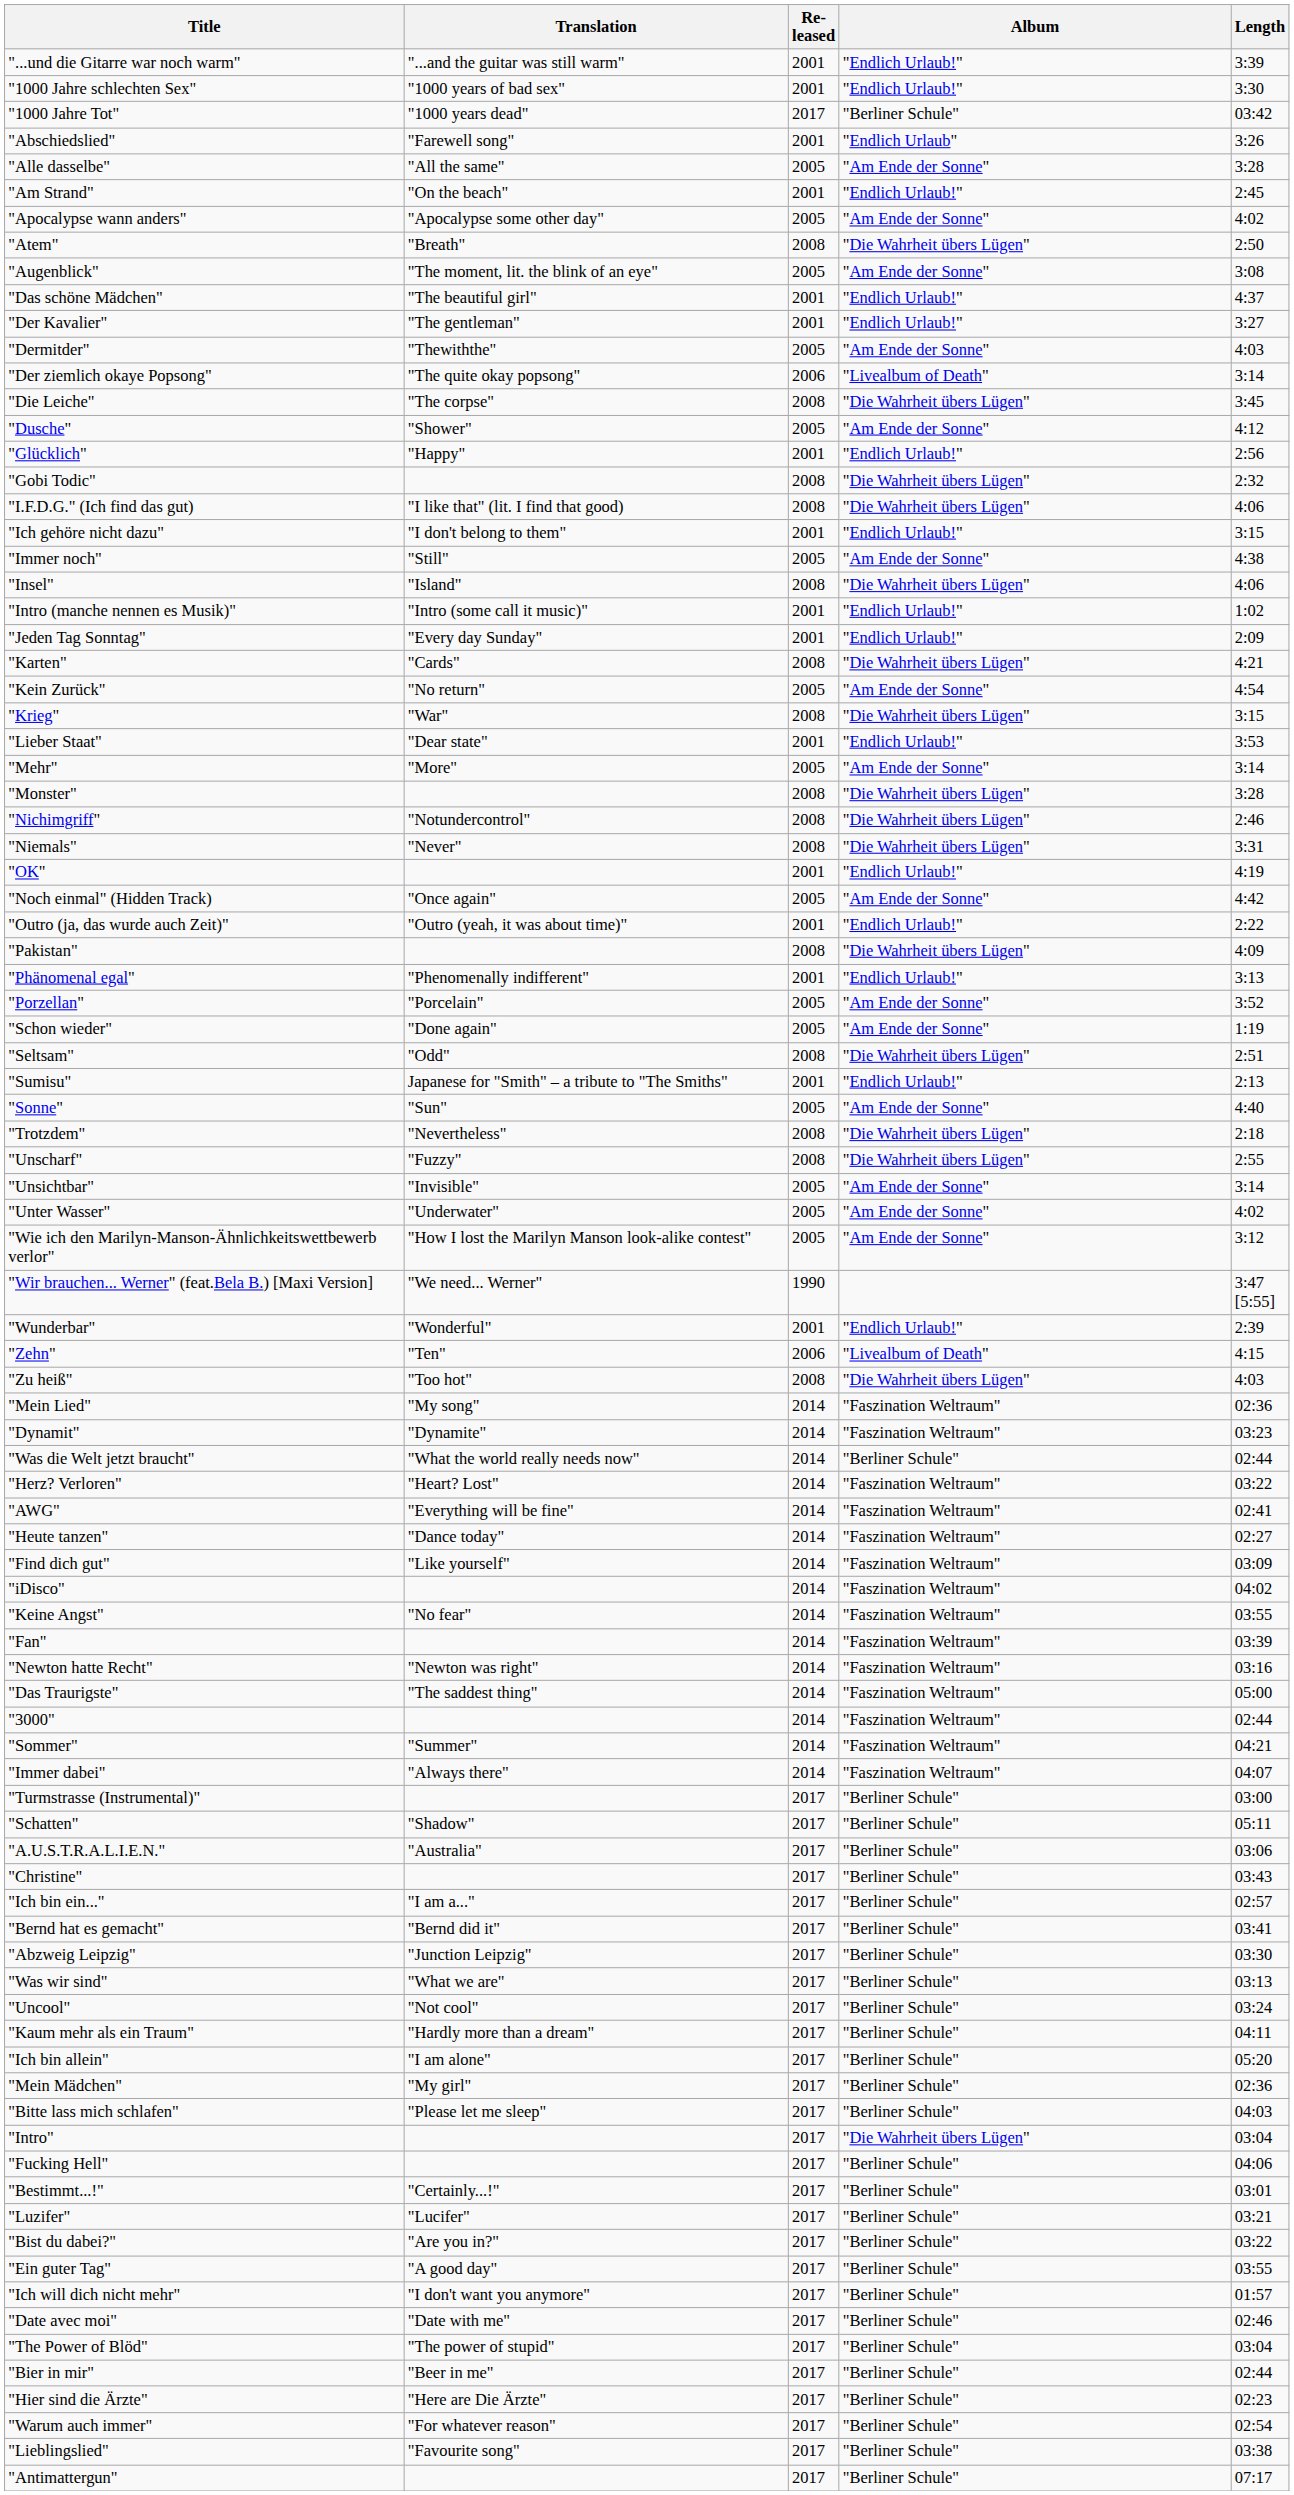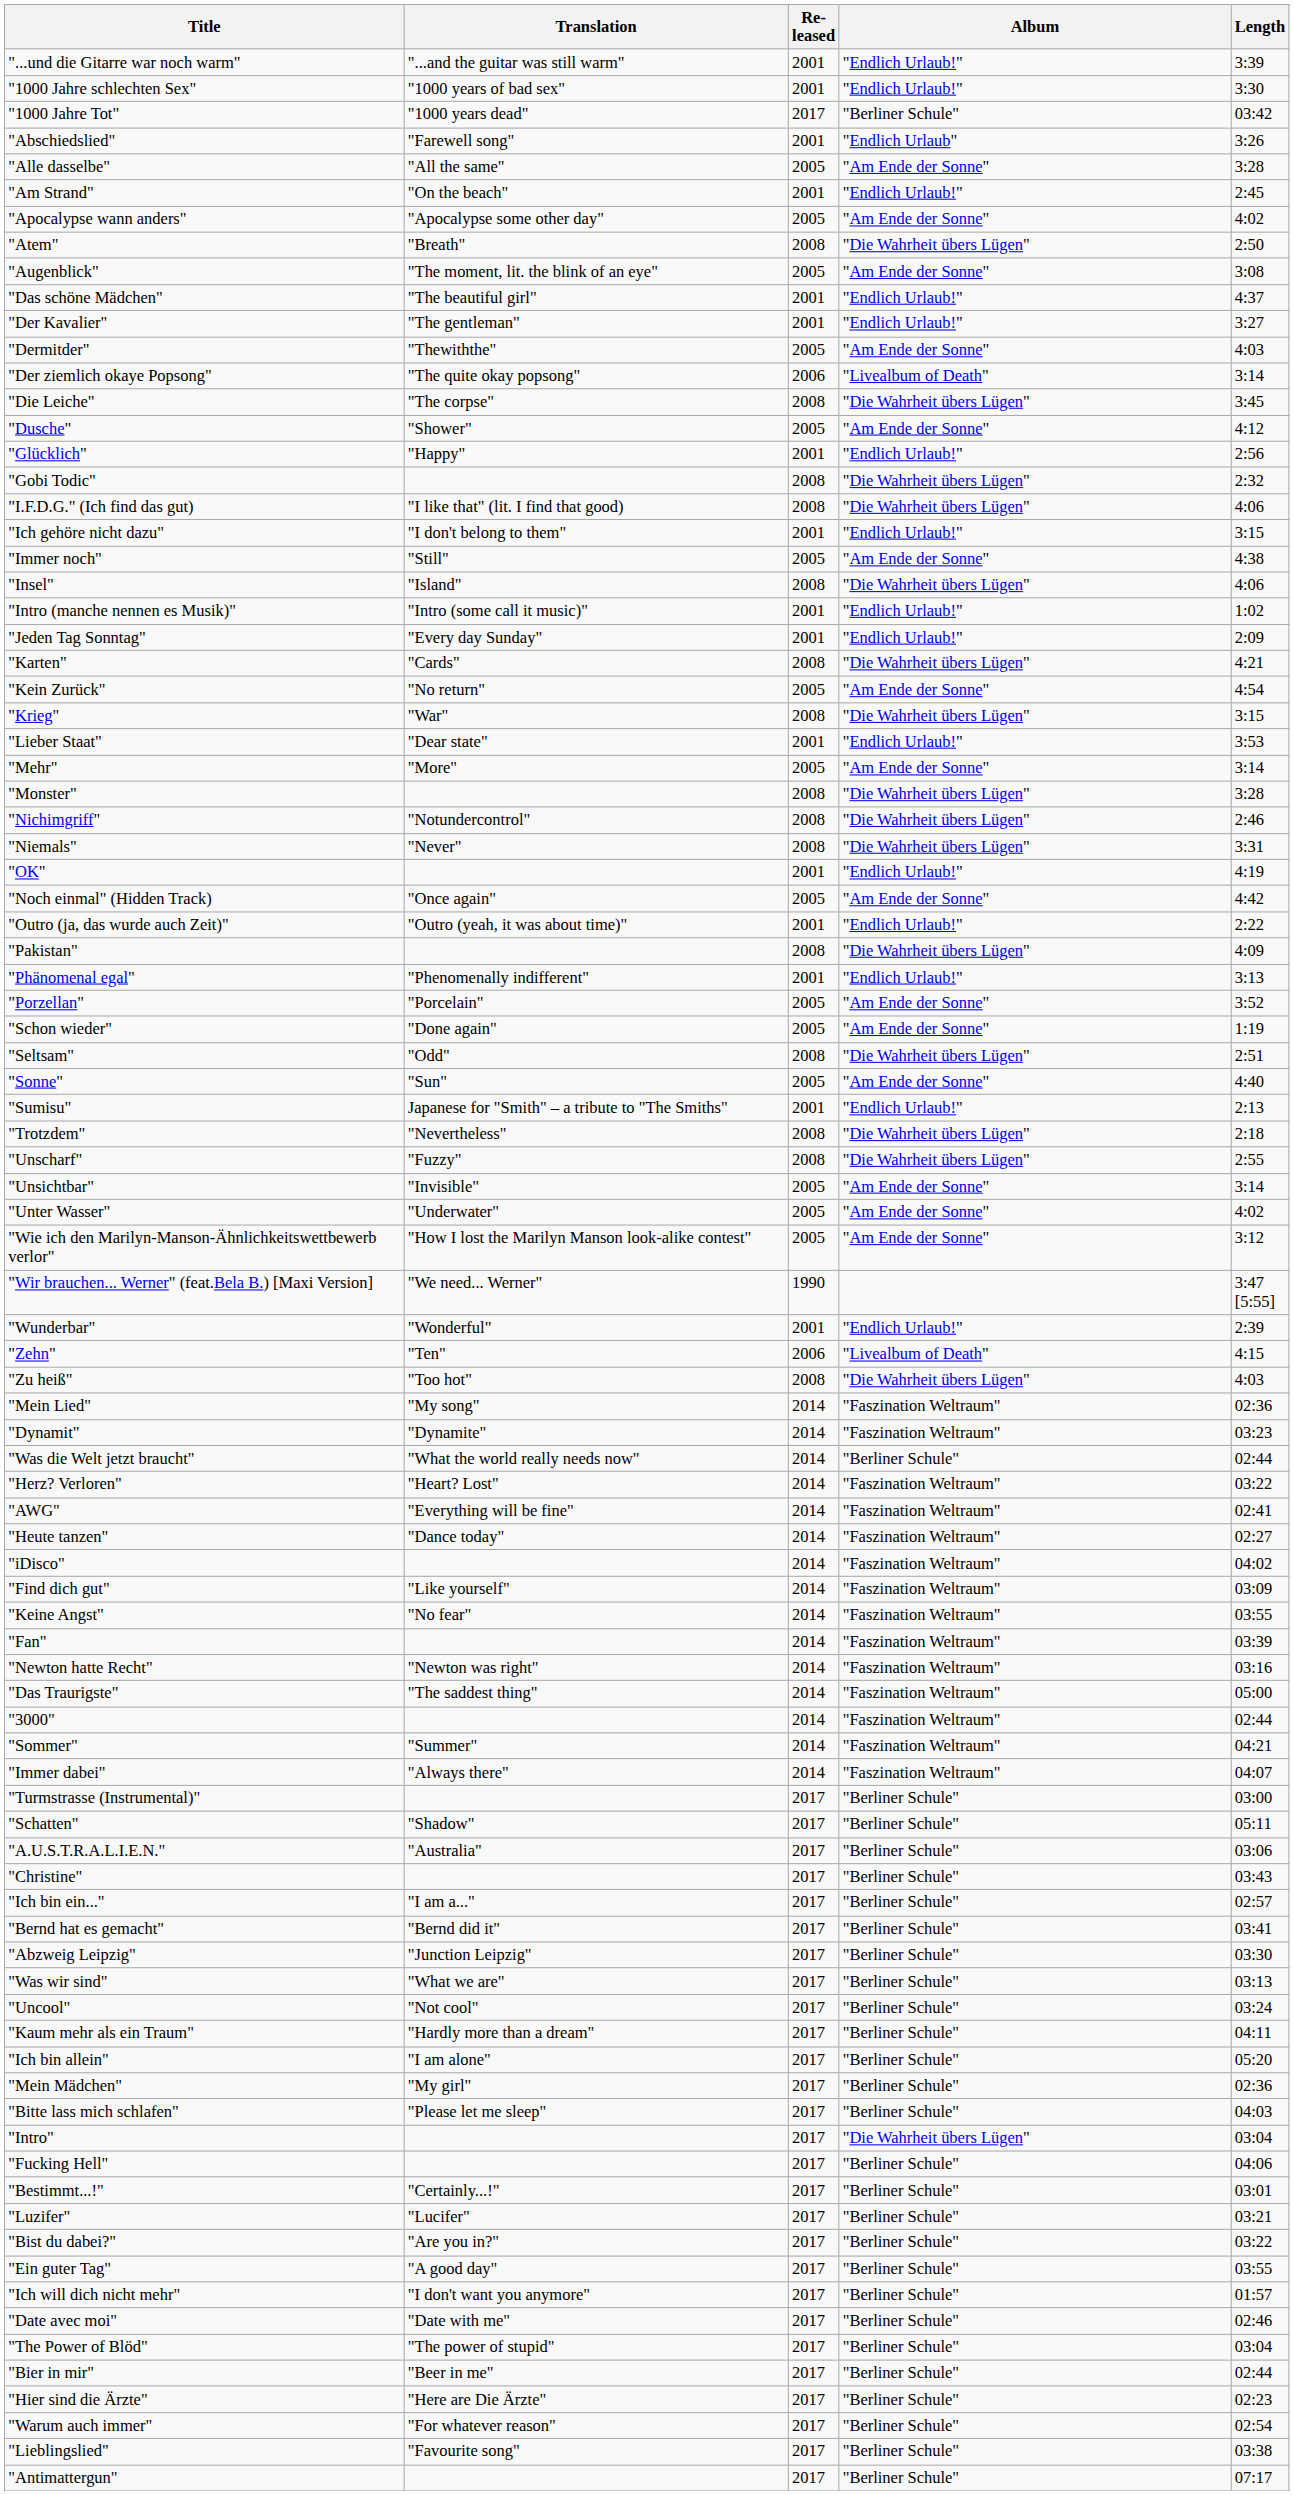rows swapped: (36, 1107) <-> (40, 1081)
rows swapped: (37, 1589) <-> (59, 1562)
